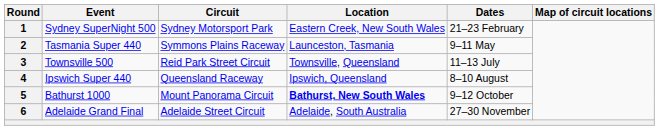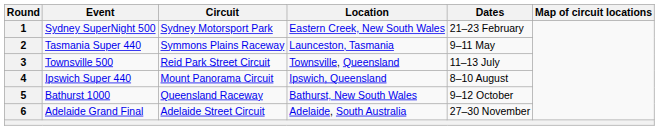(212, 78) Queensland Raceway -> (217, 78) Mount Panorama Circuit
(217, 95) Mount Panorama Circuit -> (212, 95) Queensland Raceway
(357, 95) bold -> (353, 95) normal
